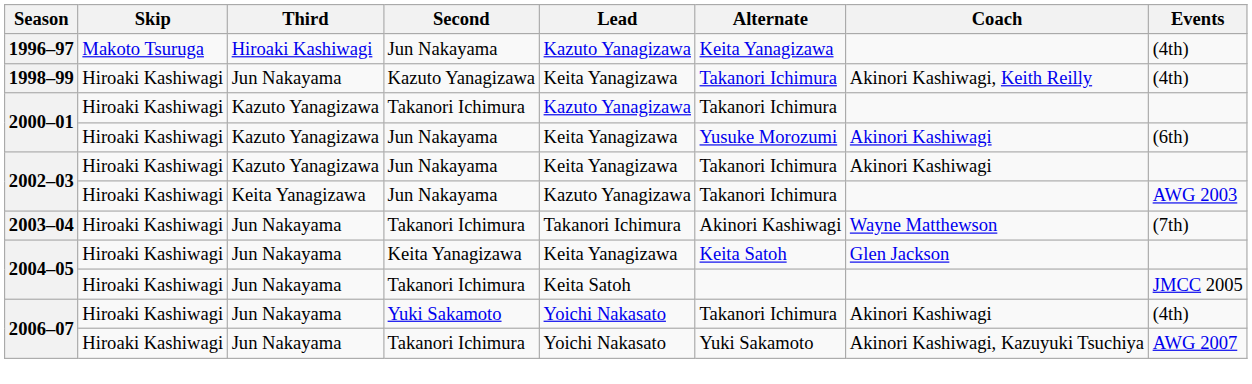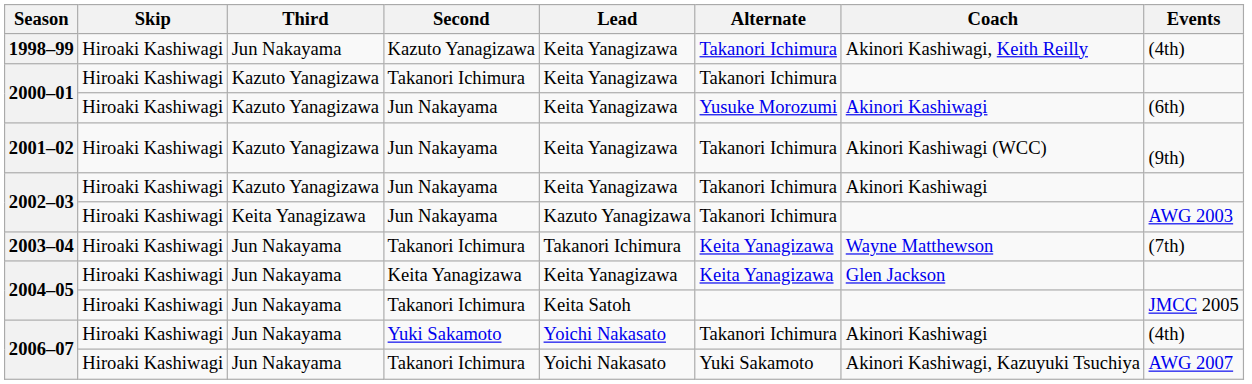- row: (41, 48)
(617, 107) Kazuto Yanagizawa -> (611, 78) Keita Yanagizawa
+ row: (41, 147)
(770, 225) Akinori Kashiwagi -> (767, 246) Keita Yanagizawa
(743, 254) Keita Satoh -> (767, 275) Keita Yanagizawa
